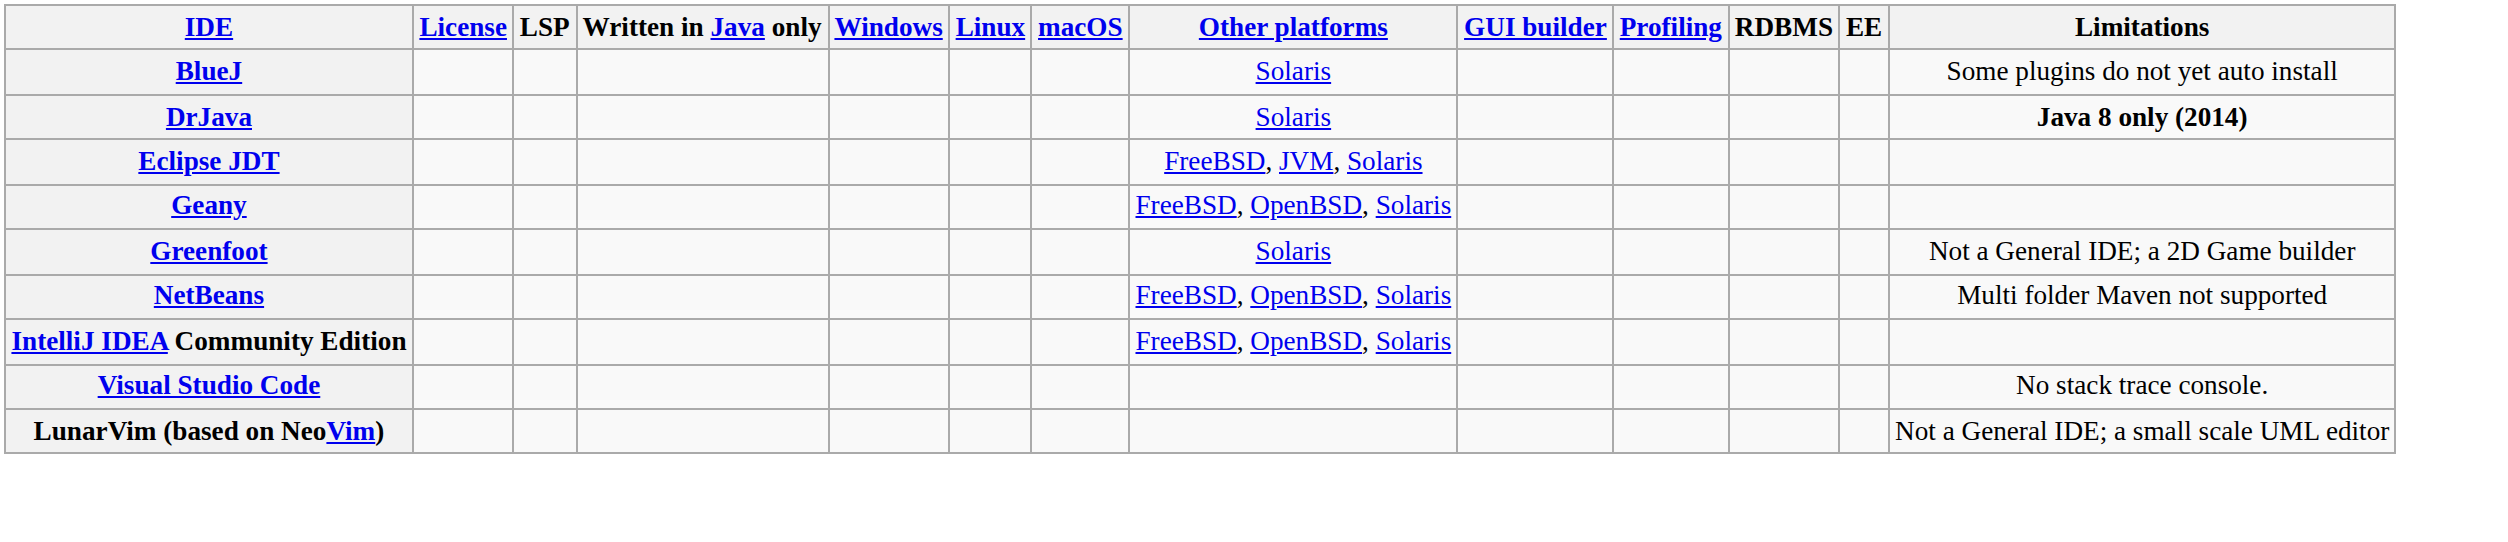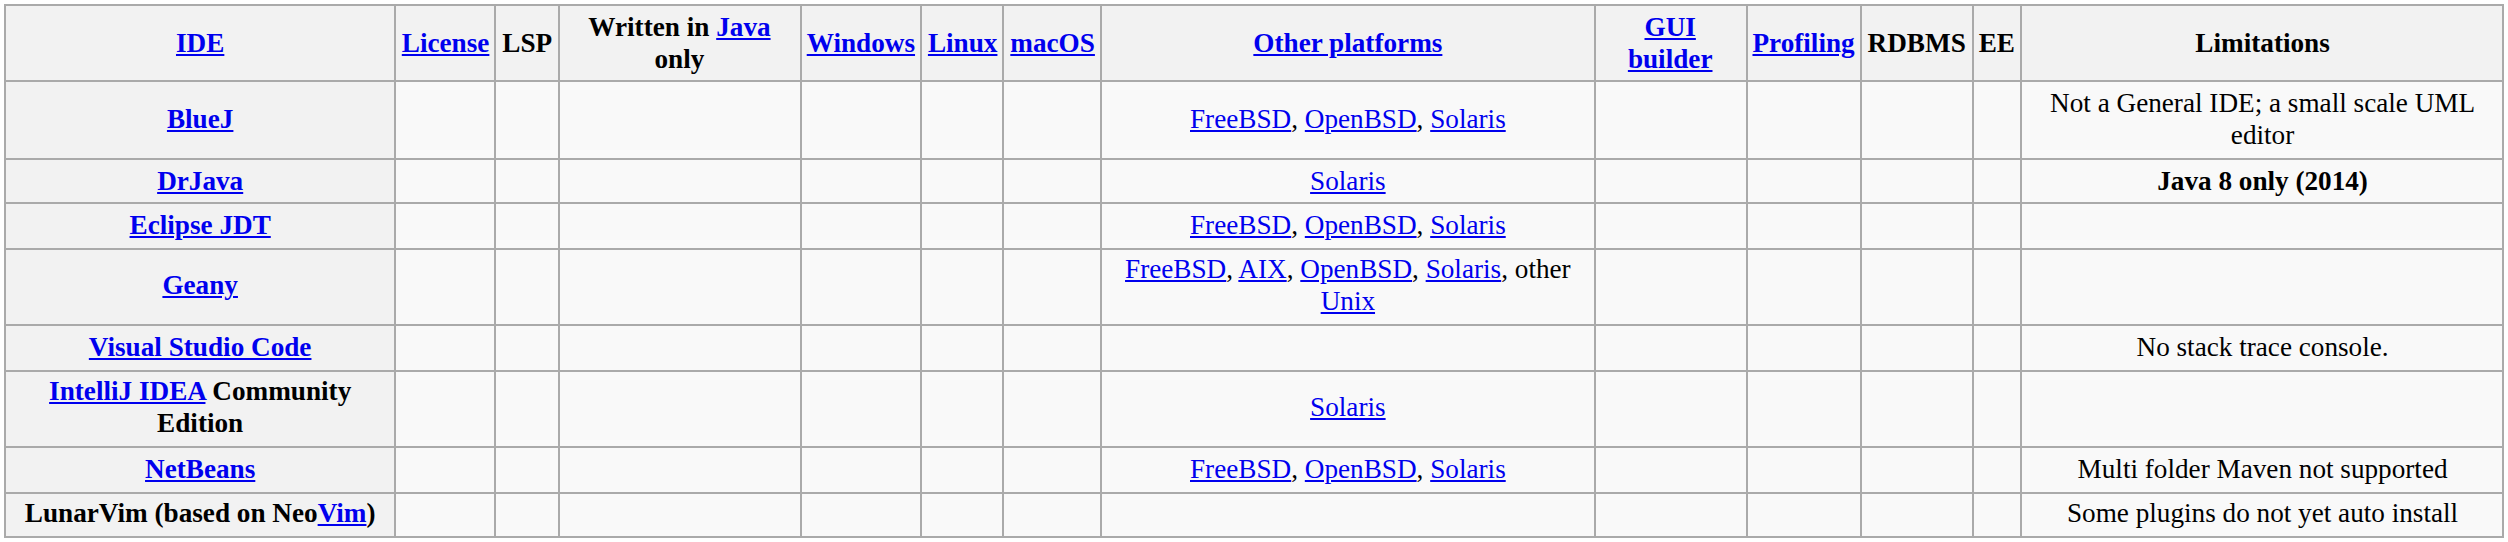(1293, 71) Solaris -> (1348, 119) FreeBSD, OpenBSD, Solaris
(2142, 71) Some plugins do not yet auto install -> (2263, 119) Not a General IDE; a small scale UML editor
(1293, 161) FreeBSD, JVM, Solaris -> (1348, 225) FreeBSD, OpenBSD, Solaris
(1293, 206) FreeBSD, OpenBSD, Solaris -> (1348, 286) FreeBSD, AIX, OpenBSD, Solaris, other Unix
- row: (209, 250)
rows swapped: (209, 295) <-> (209, 385)
(1293, 340) FreeBSD, OpenBSD, Solaris -> (1348, 407) Solaris
(2142, 430) Not a General IDE; a small scale UML editor -> (2263, 513) Some plugins do not yet auto install
